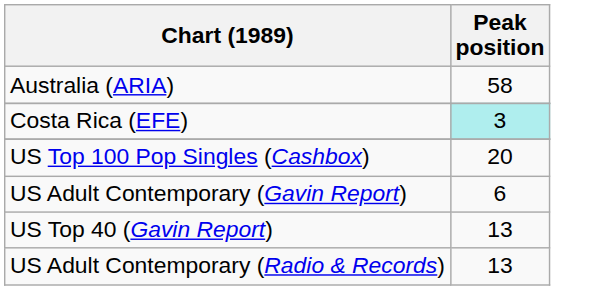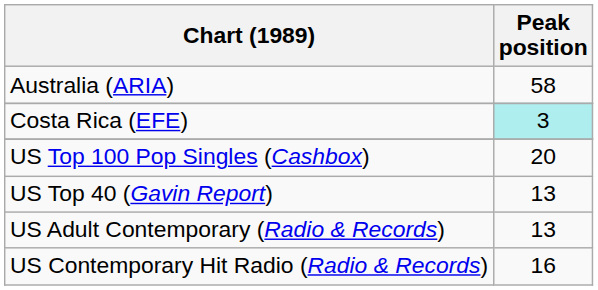- row: (208, 193)
+ row: (249, 266)
